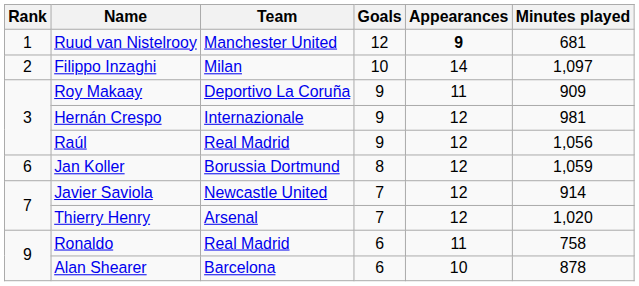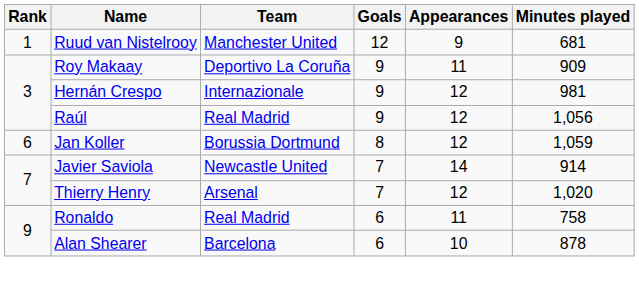(459, 42) bold -> (459, 42) normal
- row: (105, 67)
(459, 192) 12 -> (459, 167) 14
